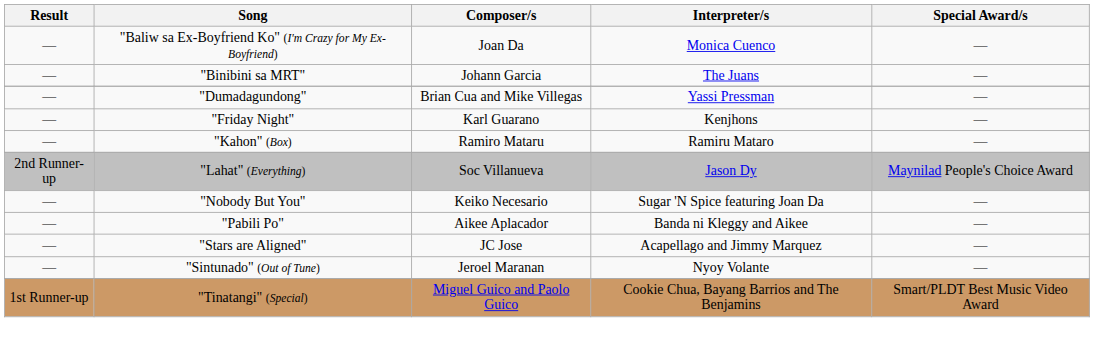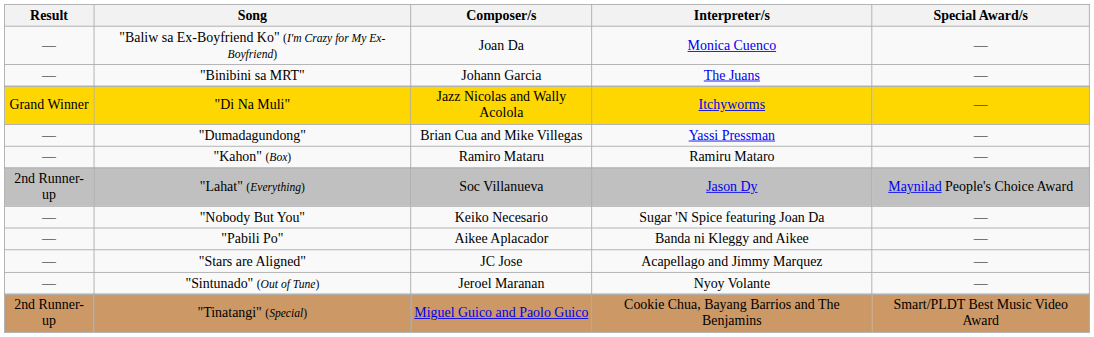+ row: (252, 105)
- row: (253, 119)
(49, 297) 1st Runner-up -> (49, 313) 2nd Runner-up
